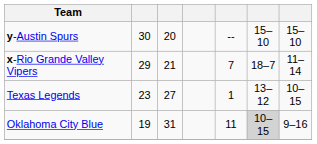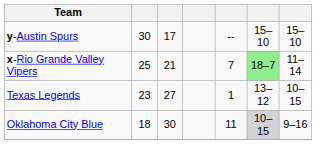(170, 36) 20 -> (170, 36) 17
(144, 65) 29 -> (144, 65) 25
(263, 65) no background -> (263, 65) lightgreen background
(144, 124) 19 -> (144, 124) 18
(170, 124) 31 -> (170, 124) 30
